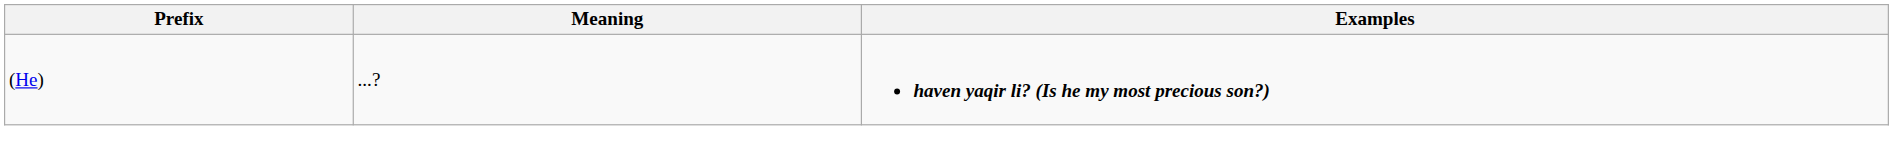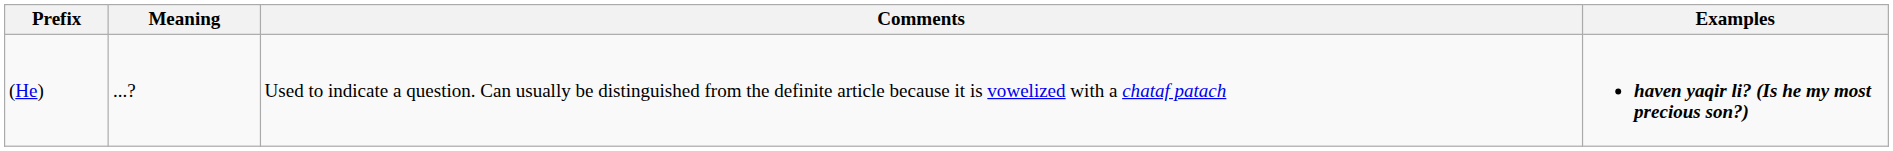+ column: (921, 19)
